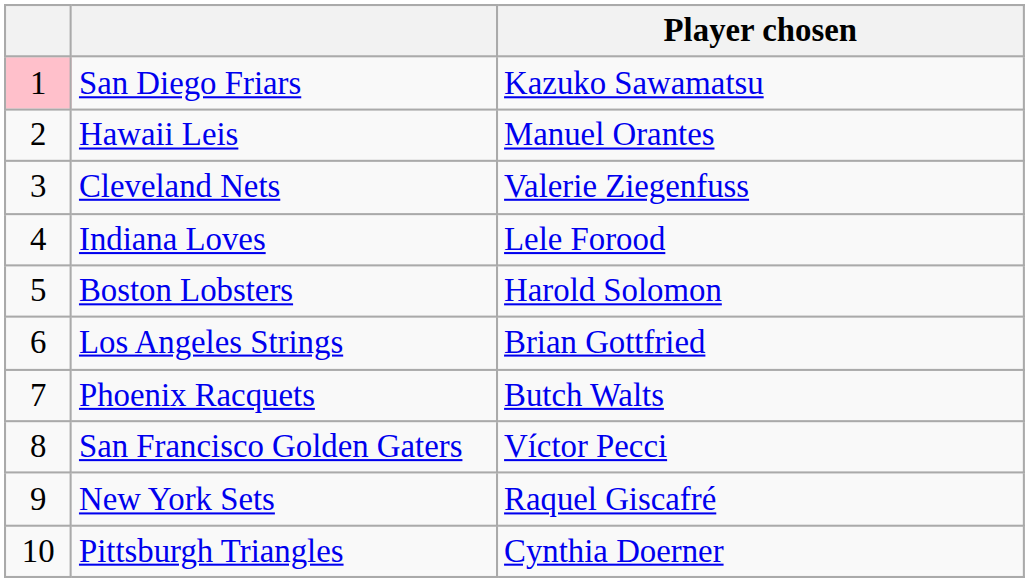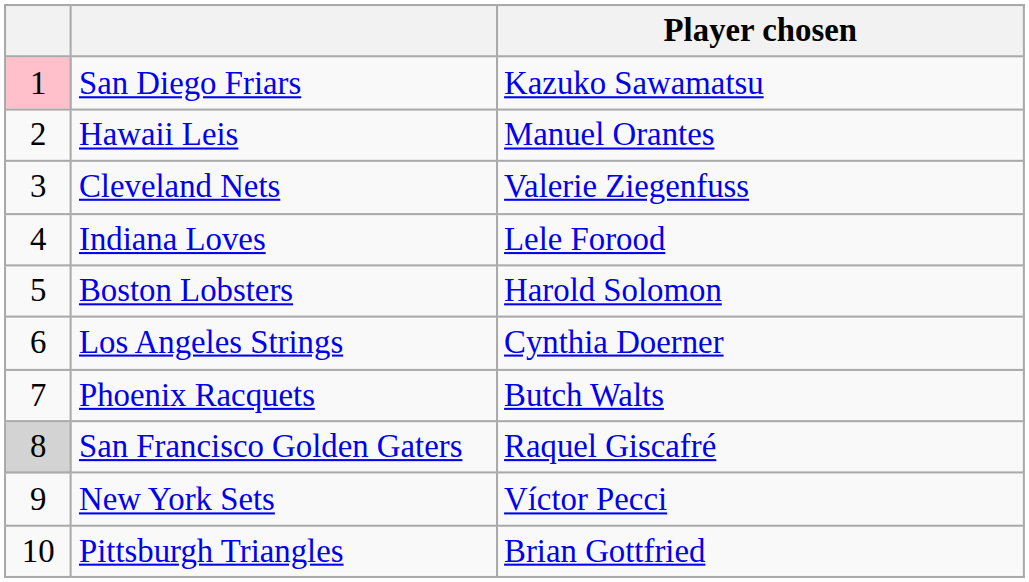(605, 342) Brian Gottfried -> (614, 342) Cynthia Doerner
(38, 446) no background -> (38, 446) lightgrey background
(586, 446) Víctor Pecci -> (610, 446) Raquel Giscafré
(610, 498) Raquel Giscafré -> (586, 498) Víctor Pecci
(614, 550) Cynthia Doerner -> (605, 550) Brian Gottfried
